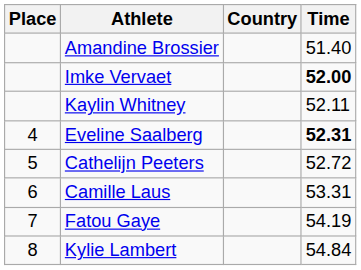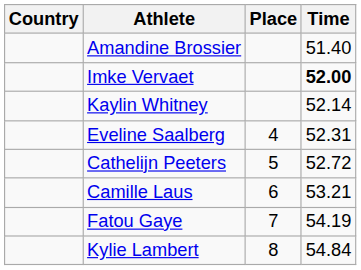columns swapped: (33, 18) <-> (262, 18)
(328, 105) 52.11 -> (328, 105) 52.14
(328, 134) bold -> (328, 134) normal
(328, 192) 53.31 -> (328, 192) 53.21
